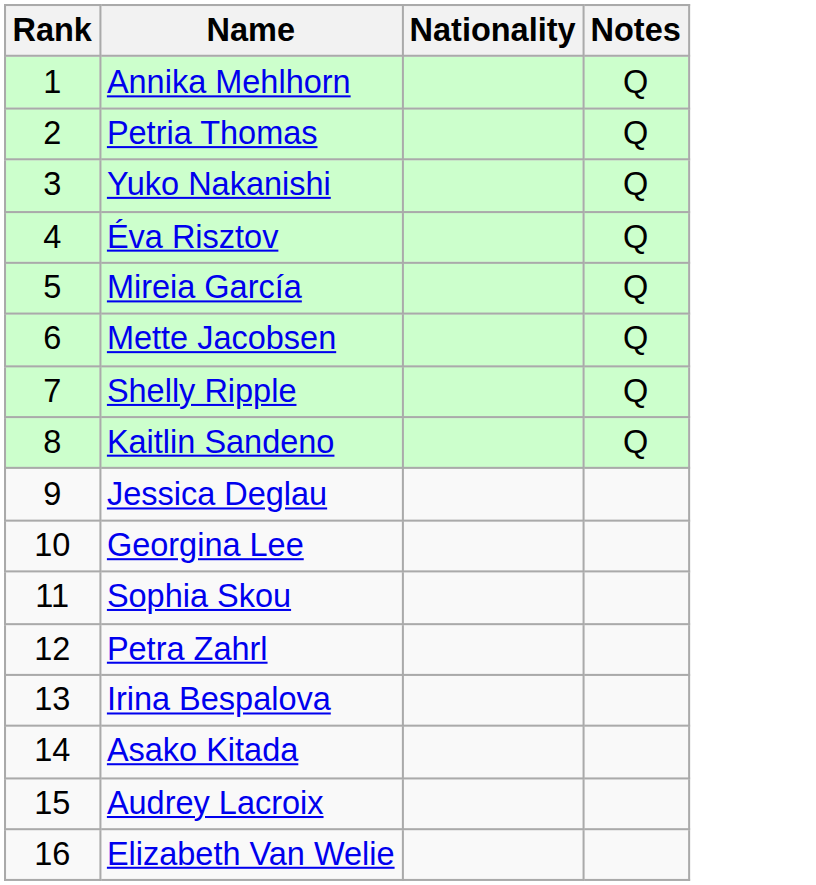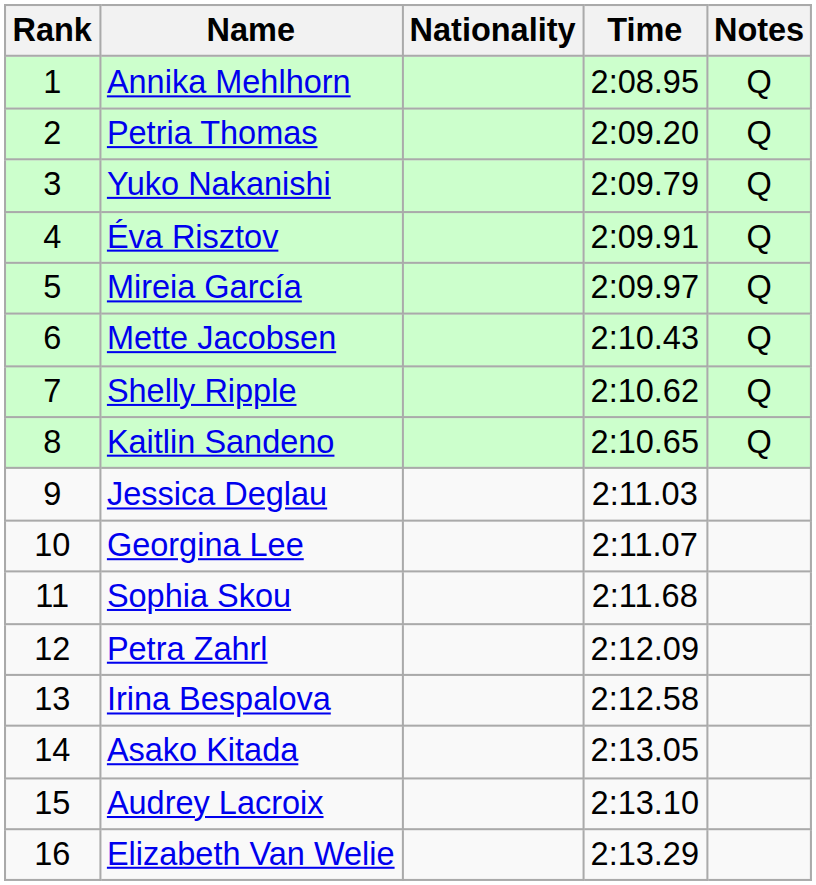+ column: (645, 30)
